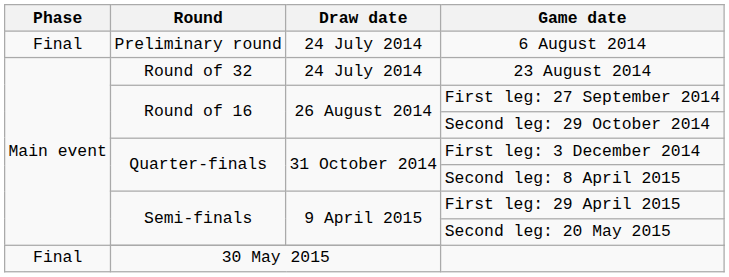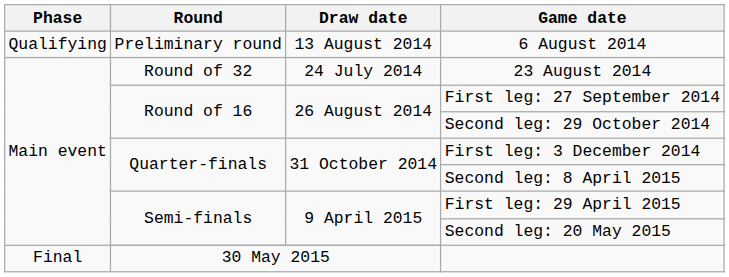(58, 45) Final -> (58, 45) Qualifying
(363, 45) 24 July 2014 -> (363, 45) 13 August 2014
